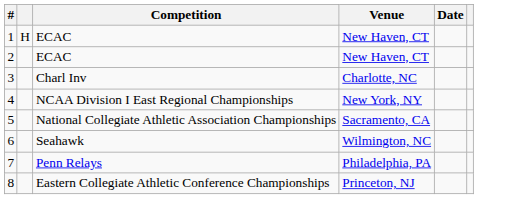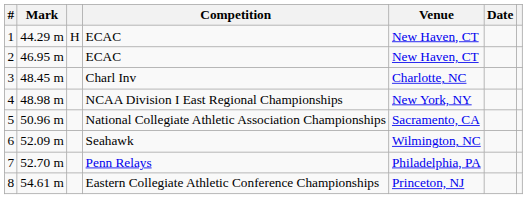+ column: (42, 15)
